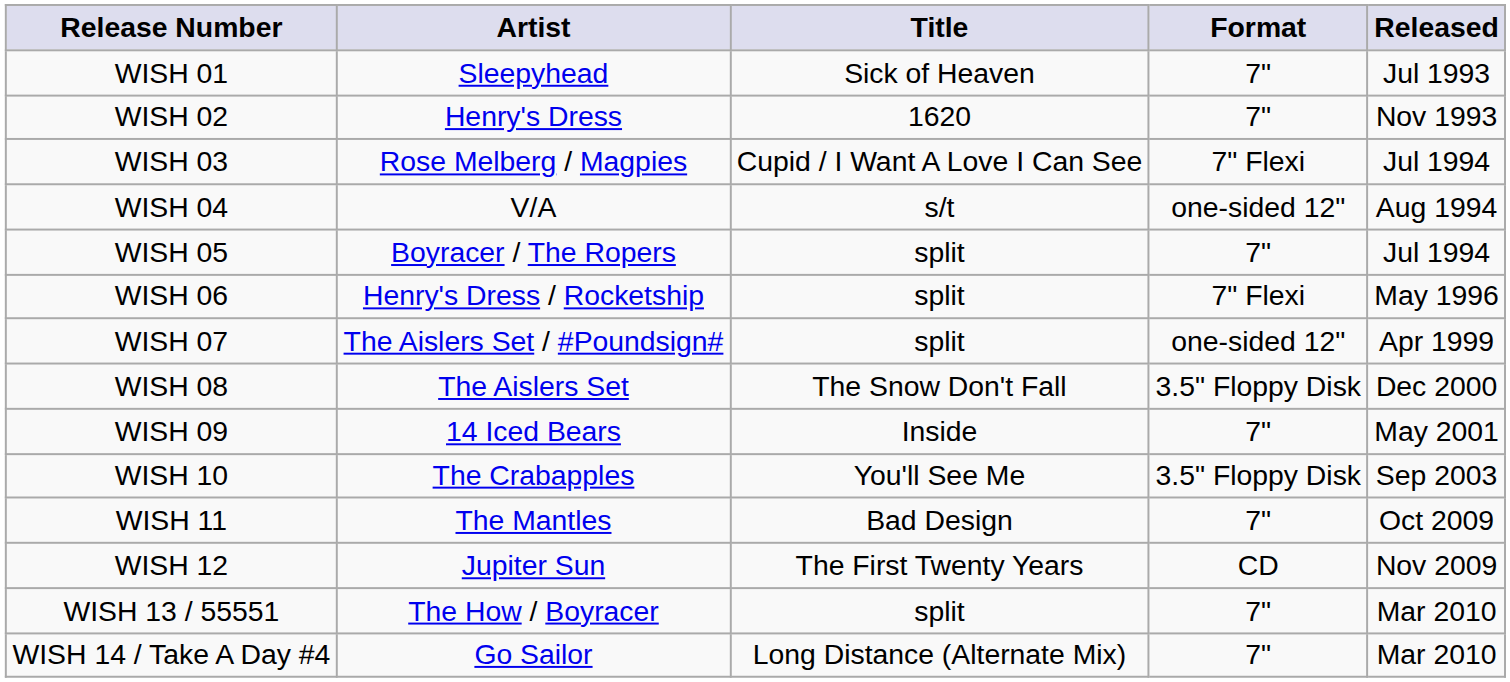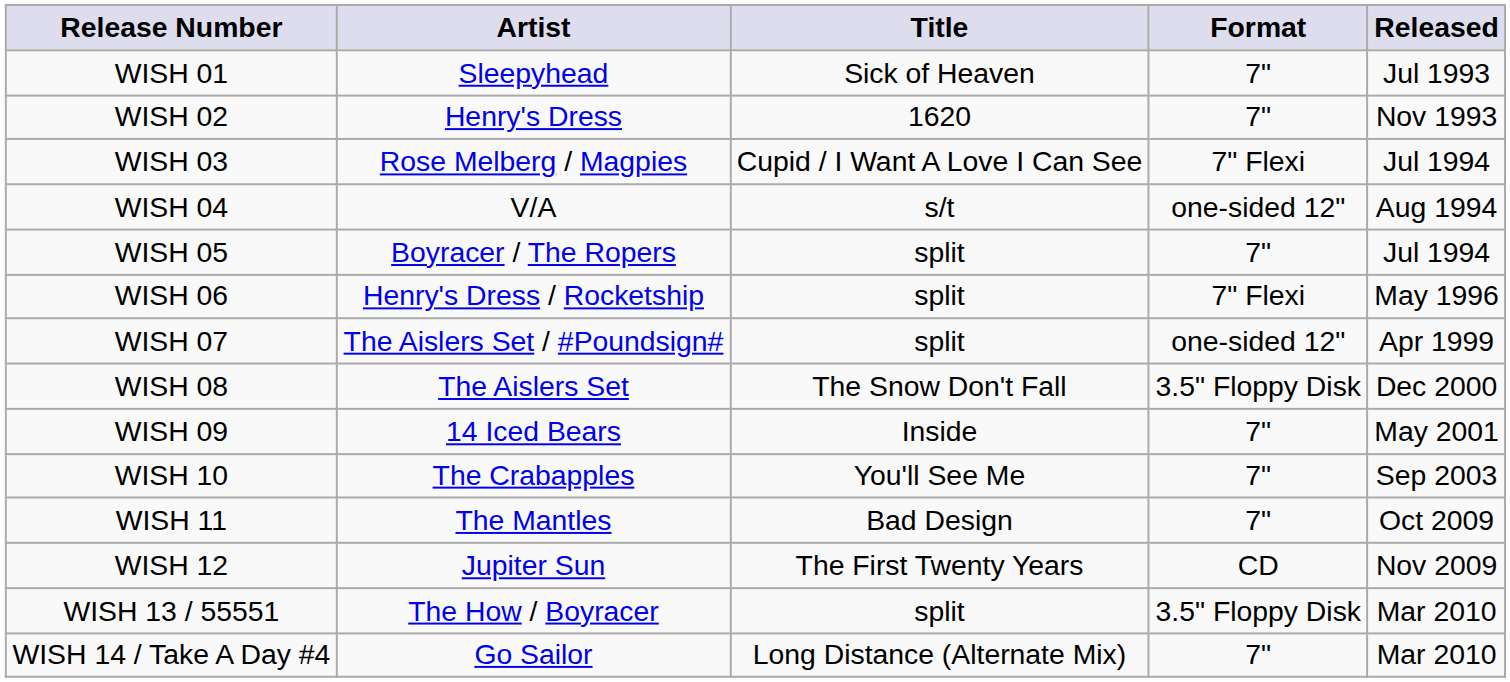(1258, 476) 3.5" Floppy Disk -> (1258, 476) 7"
(1258, 610) 7" -> (1258, 610) 3.5" Floppy Disk
